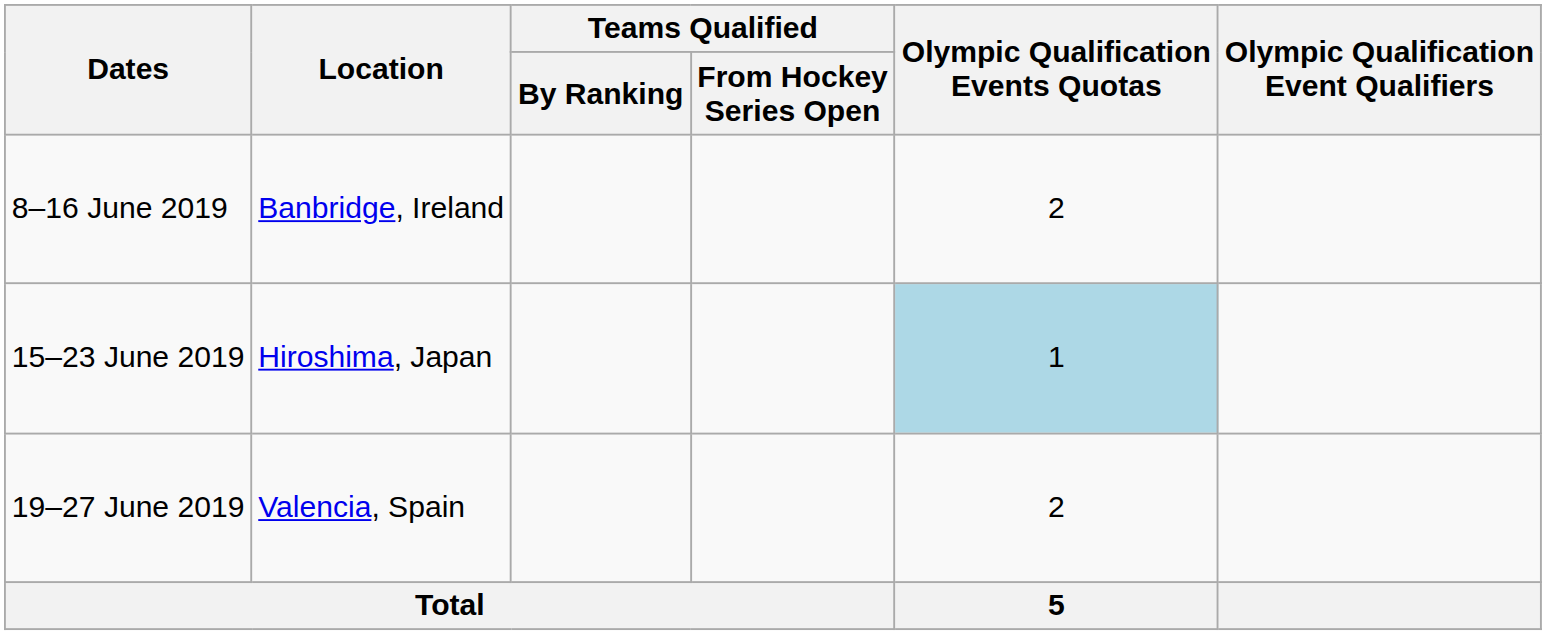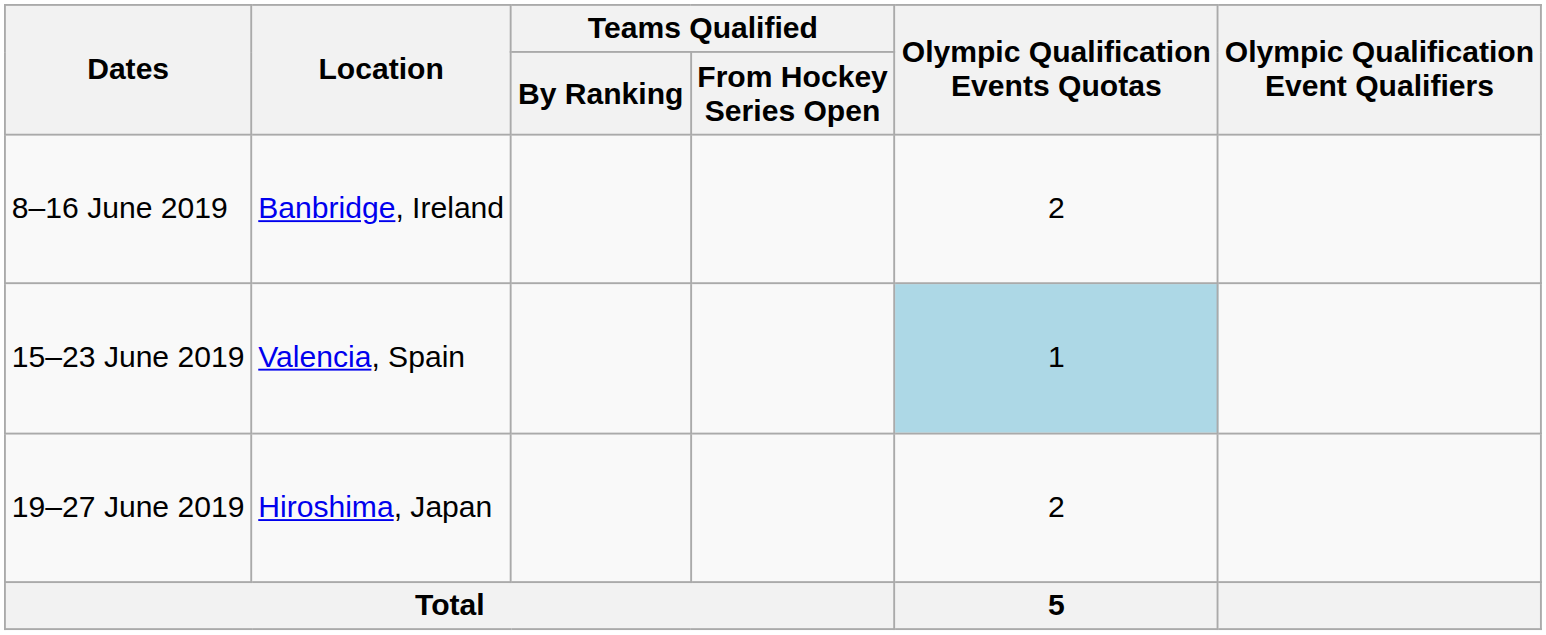(375, 357) Hiroshima, Japan -> (362, 357) Valencia, Spain
(362, 506) Valencia, Spain -> (375, 506) Hiroshima, Japan
